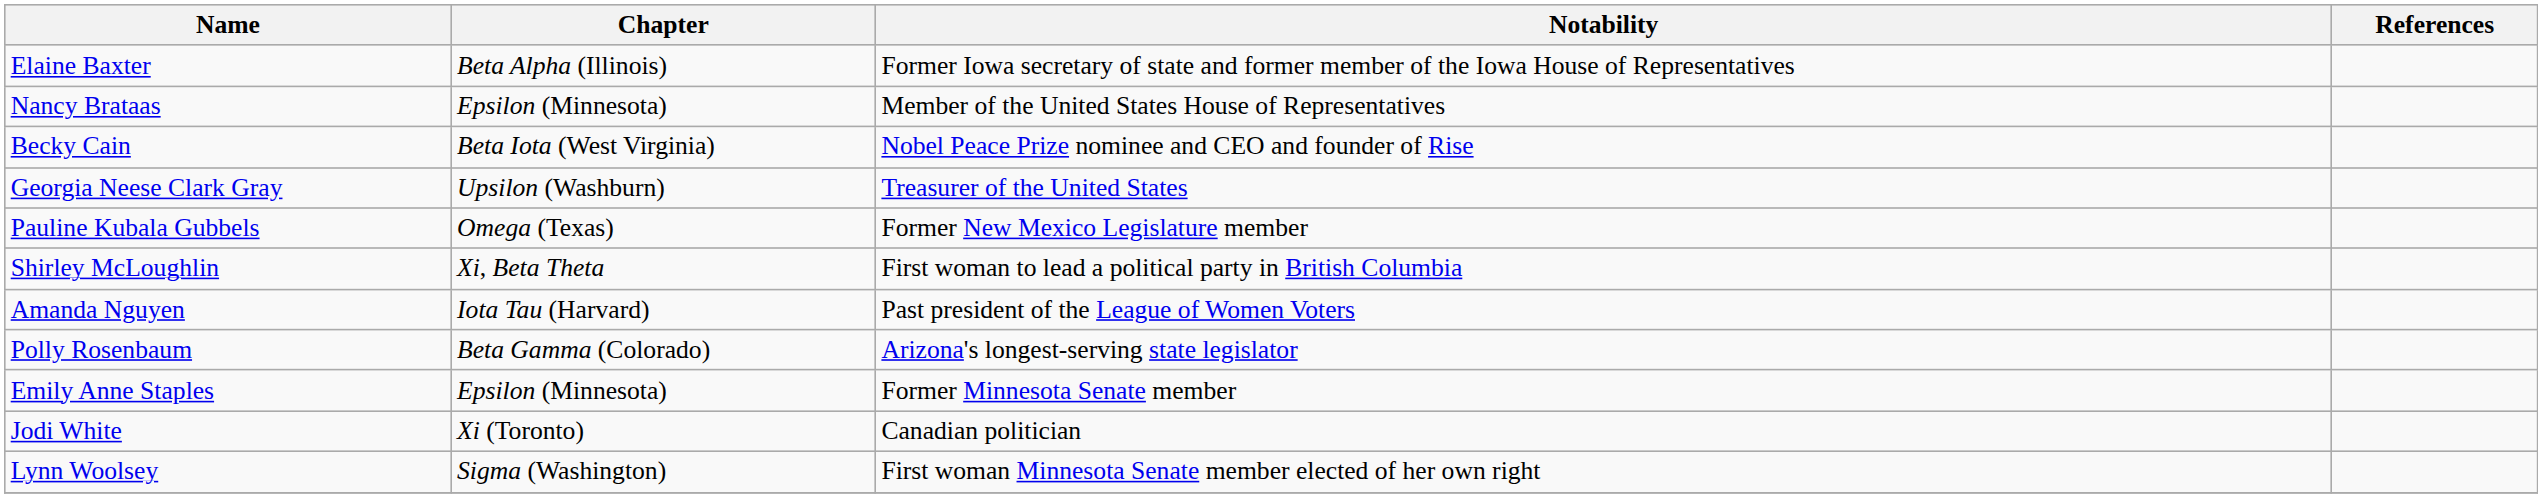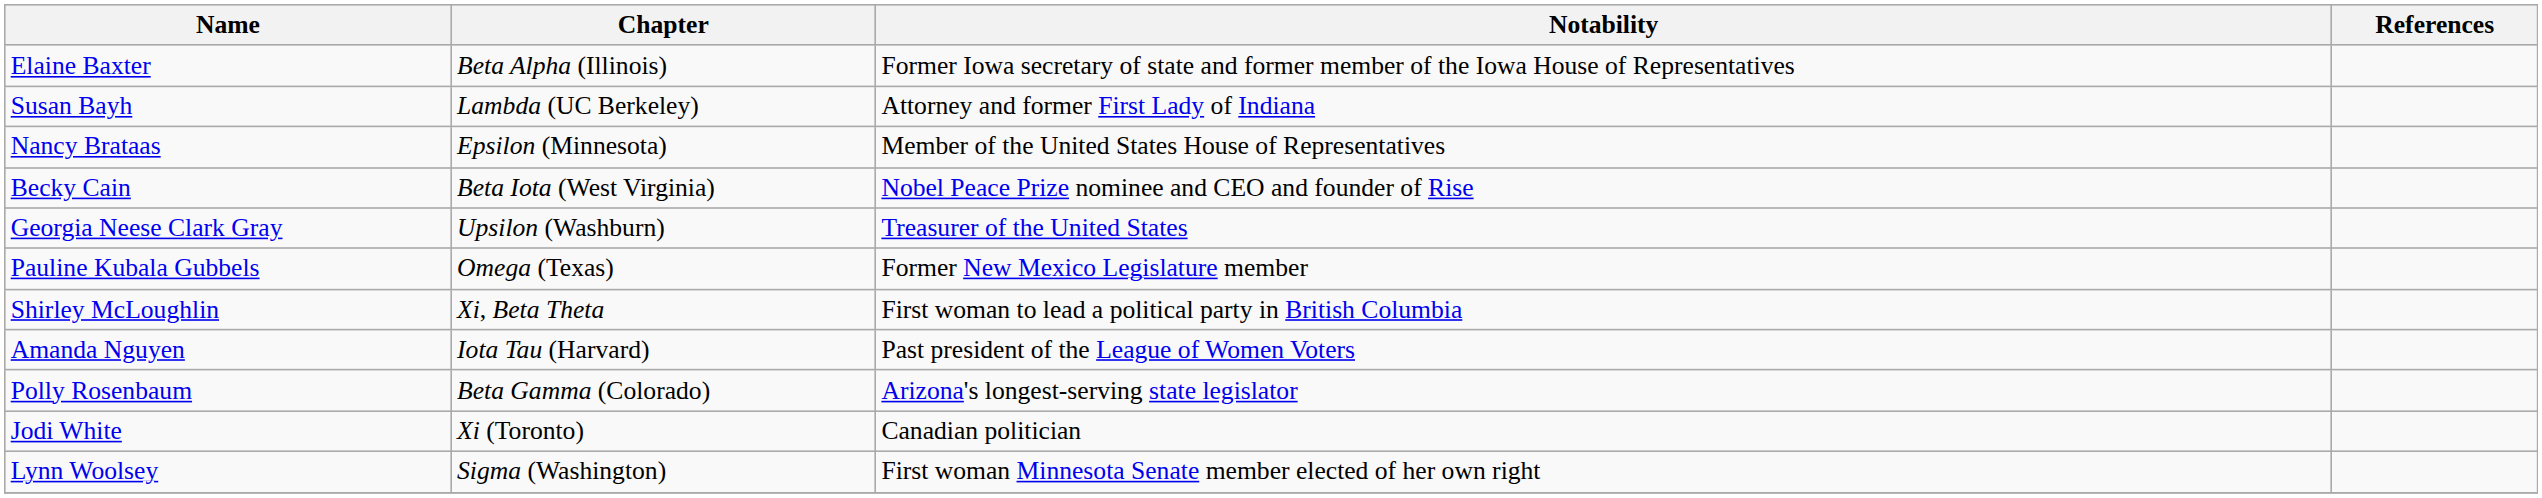+ row: (72, 106)
- row: (112, 390)
